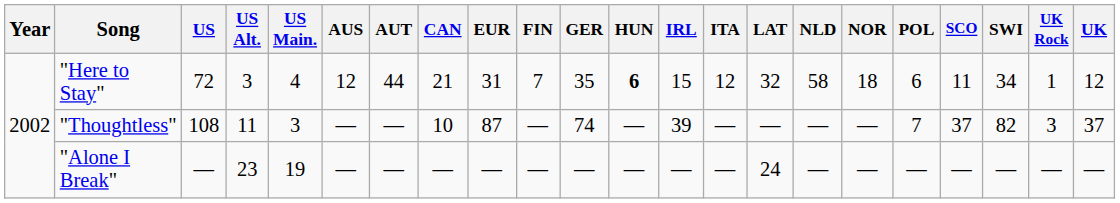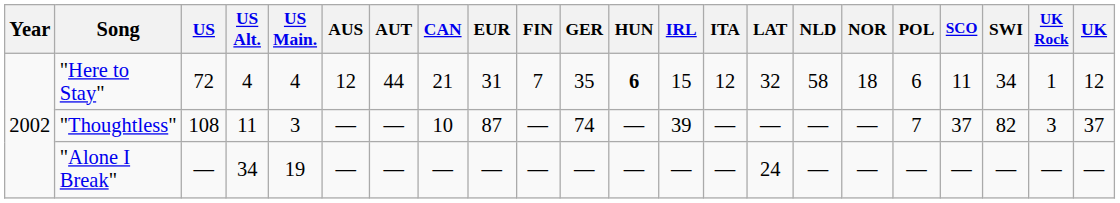(247, 81) 3 -> (247, 81) 4
(247, 169) 23 -> (247, 169) 34
